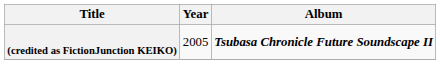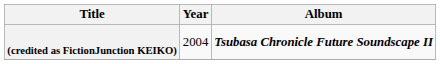(196, 42) 2005 -> (196, 42) 2004
